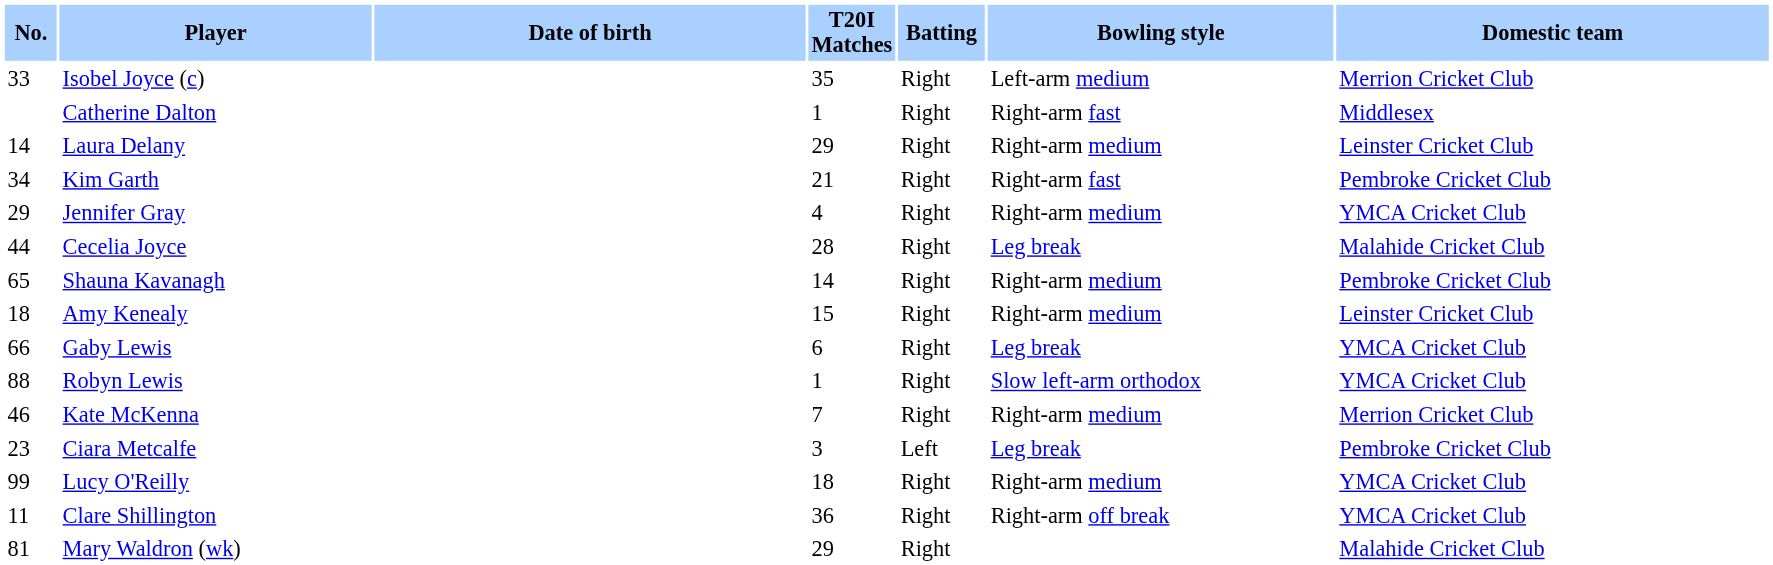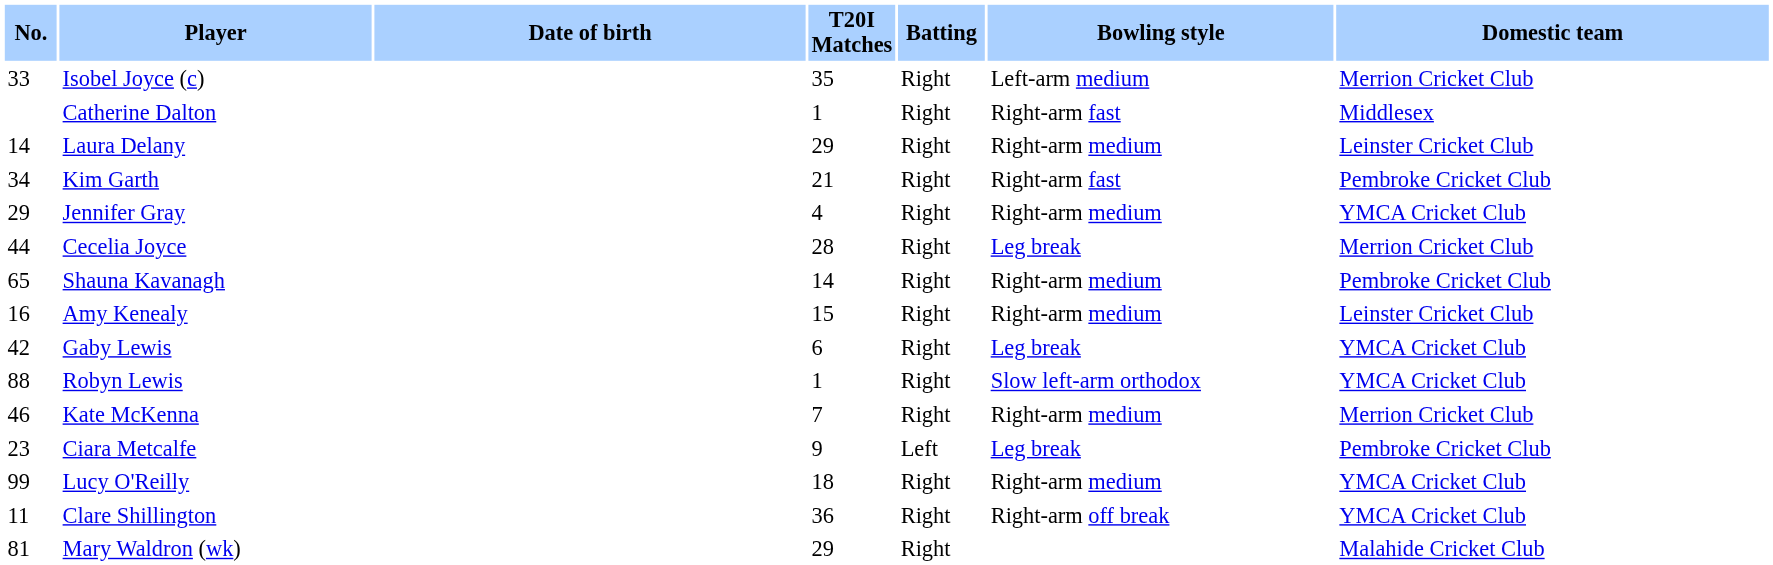(1442, 246) Malahide Cricket Club -> (1436, 246) Merrion Cricket Club
(19, 314) 18 -> (19, 314) 16
(19, 347) 66 -> (19, 347) 42
(817, 448) 3 -> (817, 448) 9
